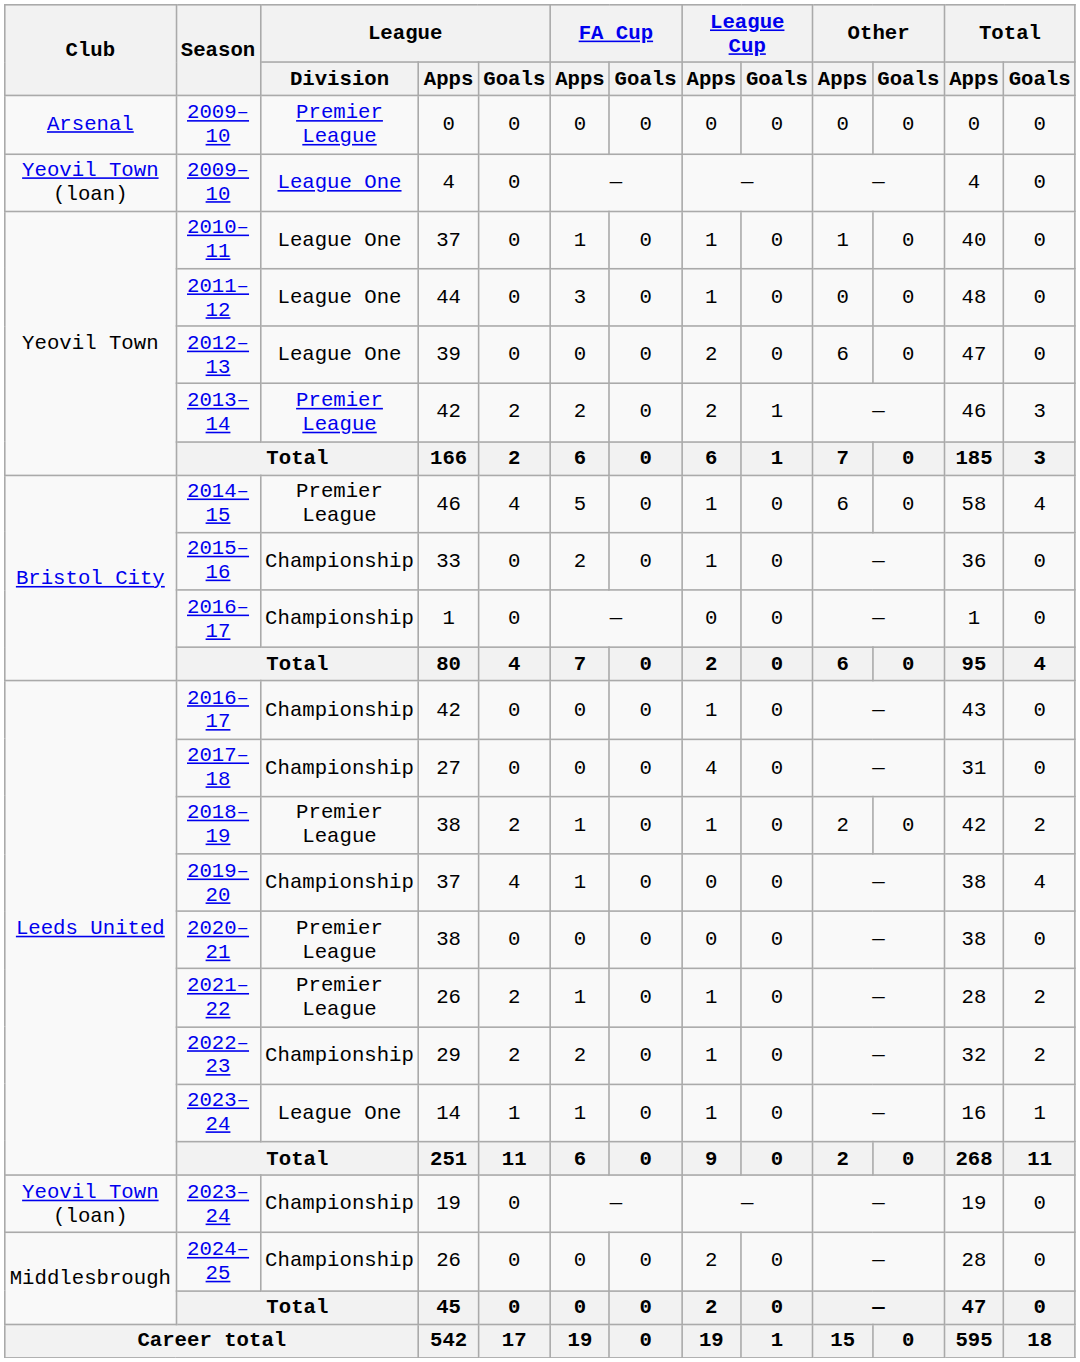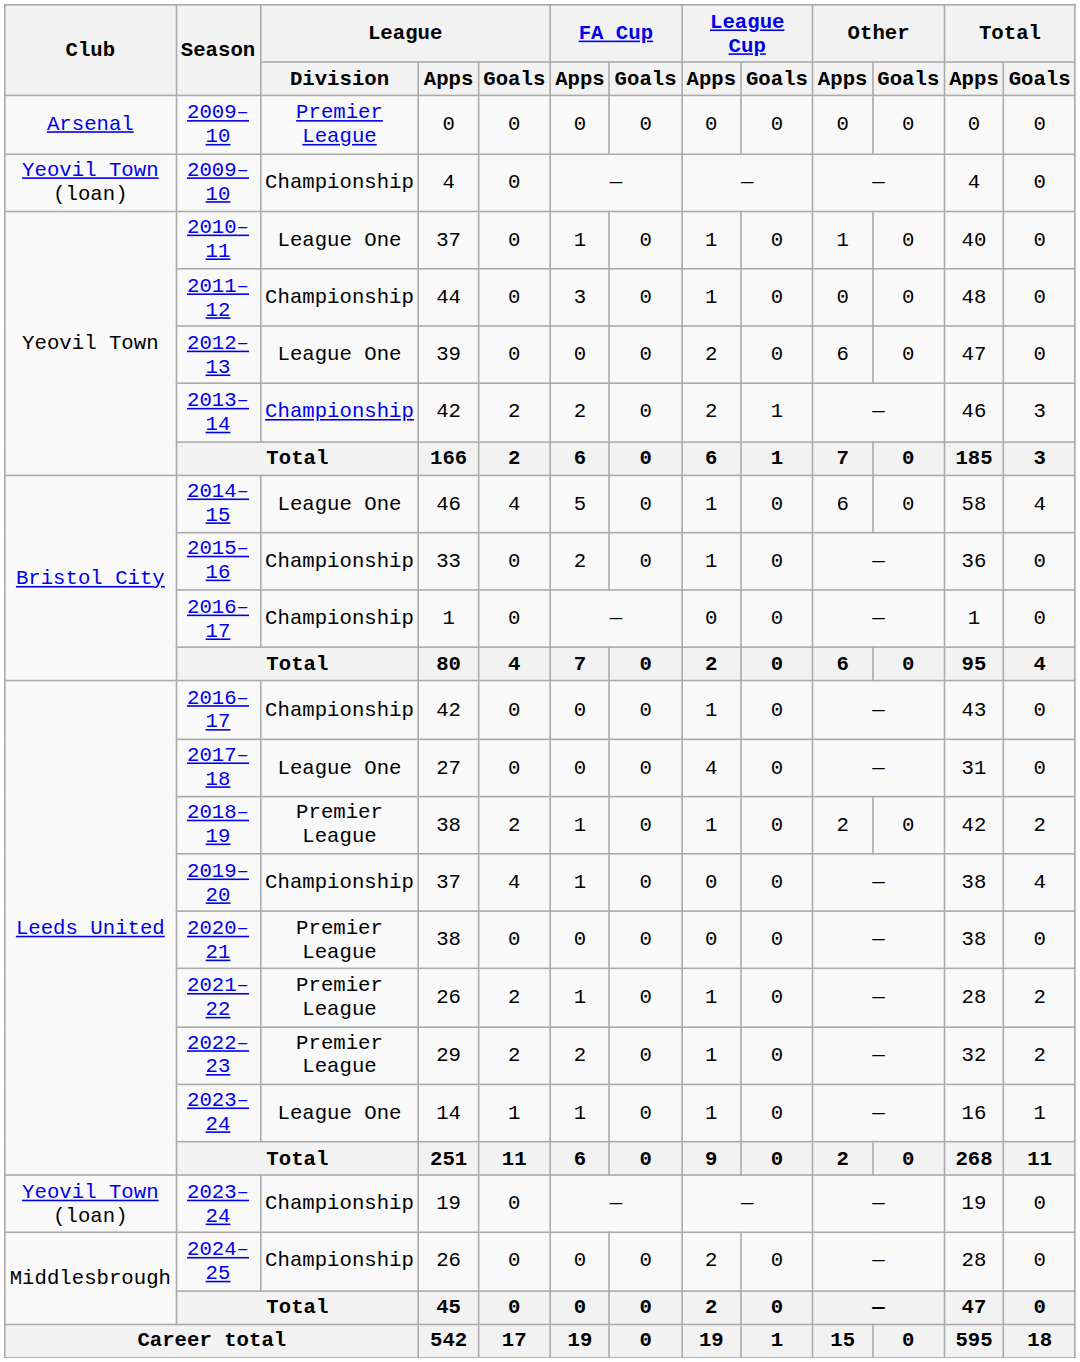(340, 182) League One -> (340, 182) Championship
(340, 297) League One -> (340, 297) Championship
(340, 412) Premier League -> (340, 412) Championship
(340, 504) Premier League -> (340, 504) League One
(340, 768) Championship -> (340, 768) League One
(340, 1055) Championship -> (340, 1055) Premier League
